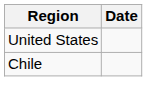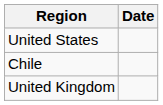+ row: (61, 87)
